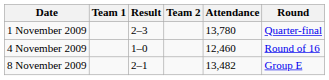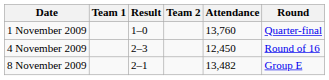(139, 30) 2–3 -> (139, 30) 1–0
(221, 30) 13,780 -> (221, 30) 13,760
(139, 48) 1–0 -> (139, 48) 2–3
(221, 48) 12,460 -> (221, 48) 12,450
